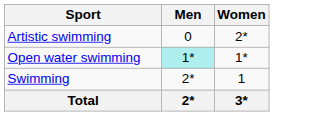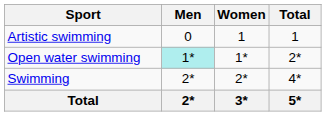+ column: (295, 15)
(241, 36) 2* -> (241, 36) 1
(241, 79) 1 -> (241, 79) 2*
